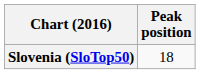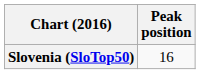(166, 56) 18 -> (166, 56) 16
